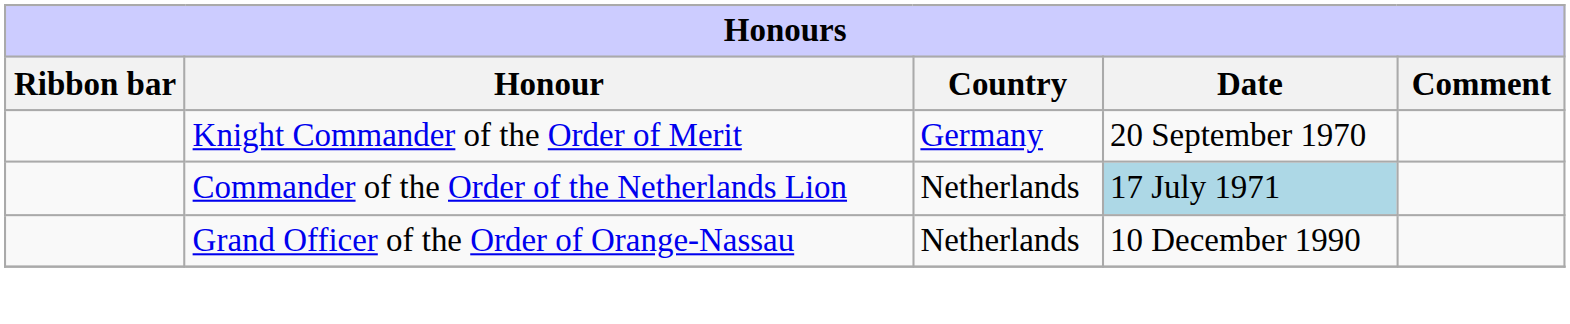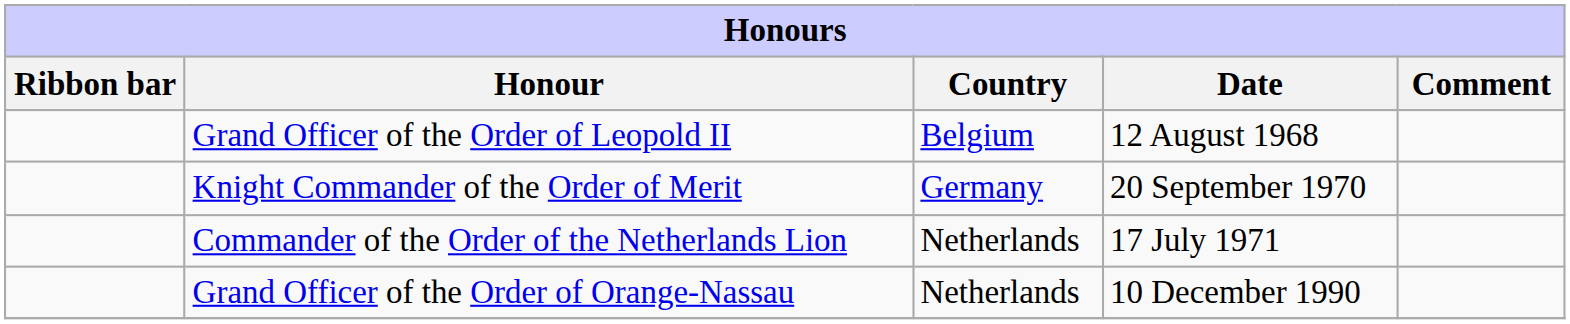+ row: (462, 135)
(1195, 187) lightblue background -> (1195, 239) no background
